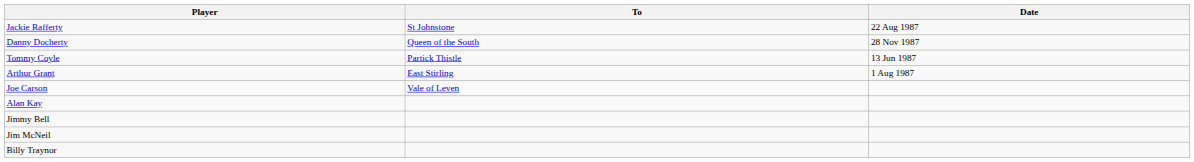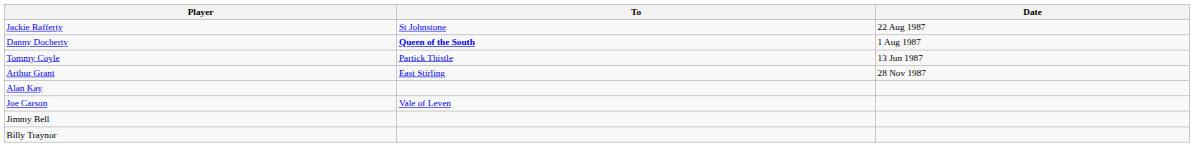(443, 42) normal -> (437, 42) bold
(895, 42) 28 Nov 1987 -> (899, 42) 1 Aug 1987
(893, 73) 1 Aug 1987 -> (902, 73) 28 Nov 1987
rows swapped: (27, 88) <-> (24, 104)
- row: (28, 134)
